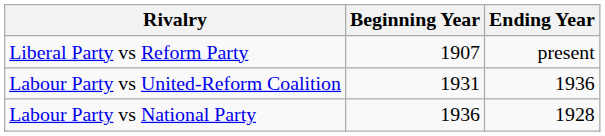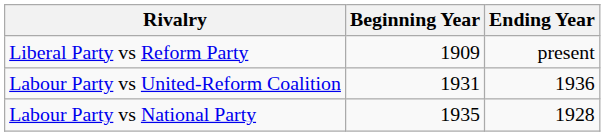(460, 51) 1907 -> (460, 51) 1909
(460, 114) 1936 -> (460, 114) 1935
